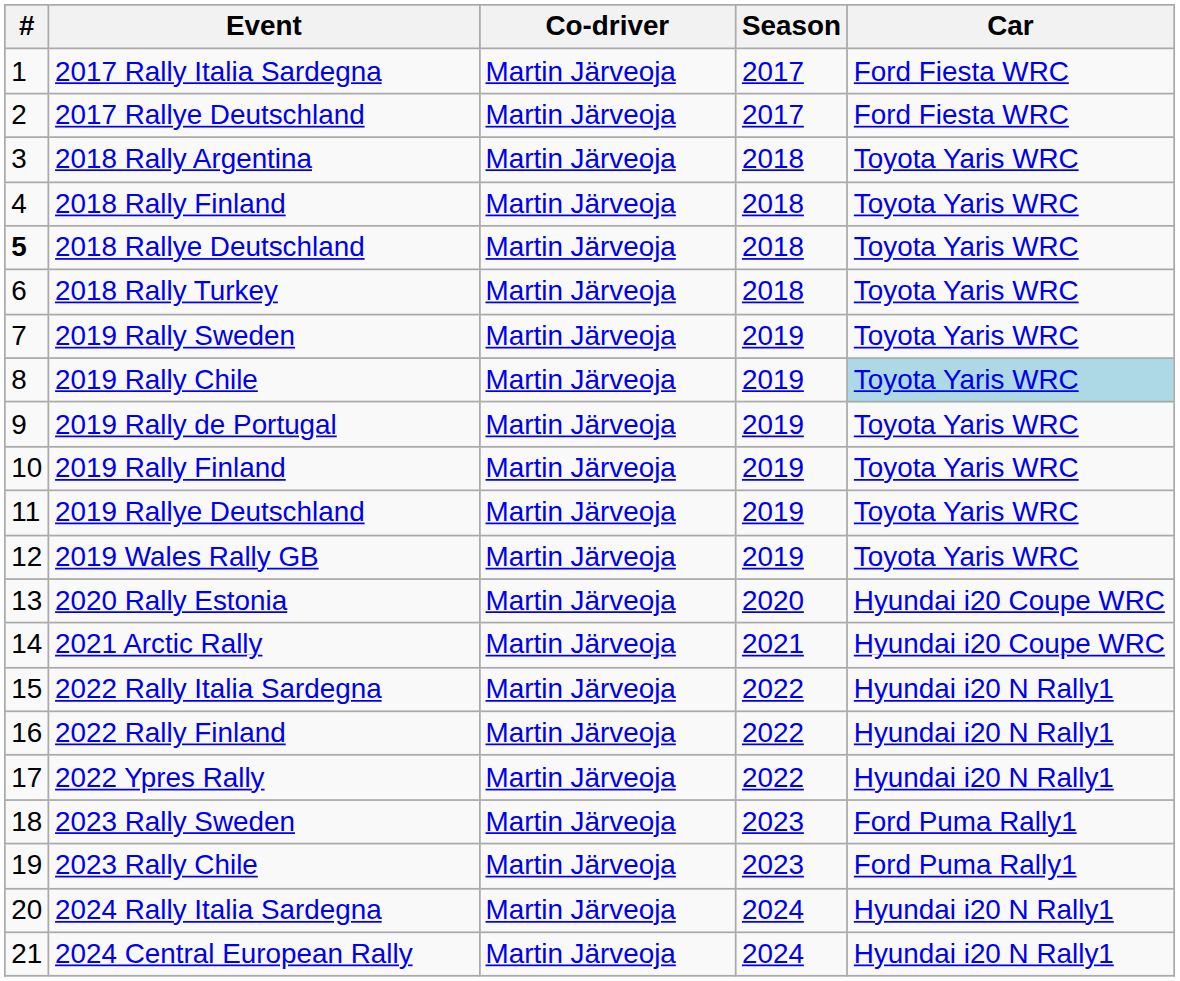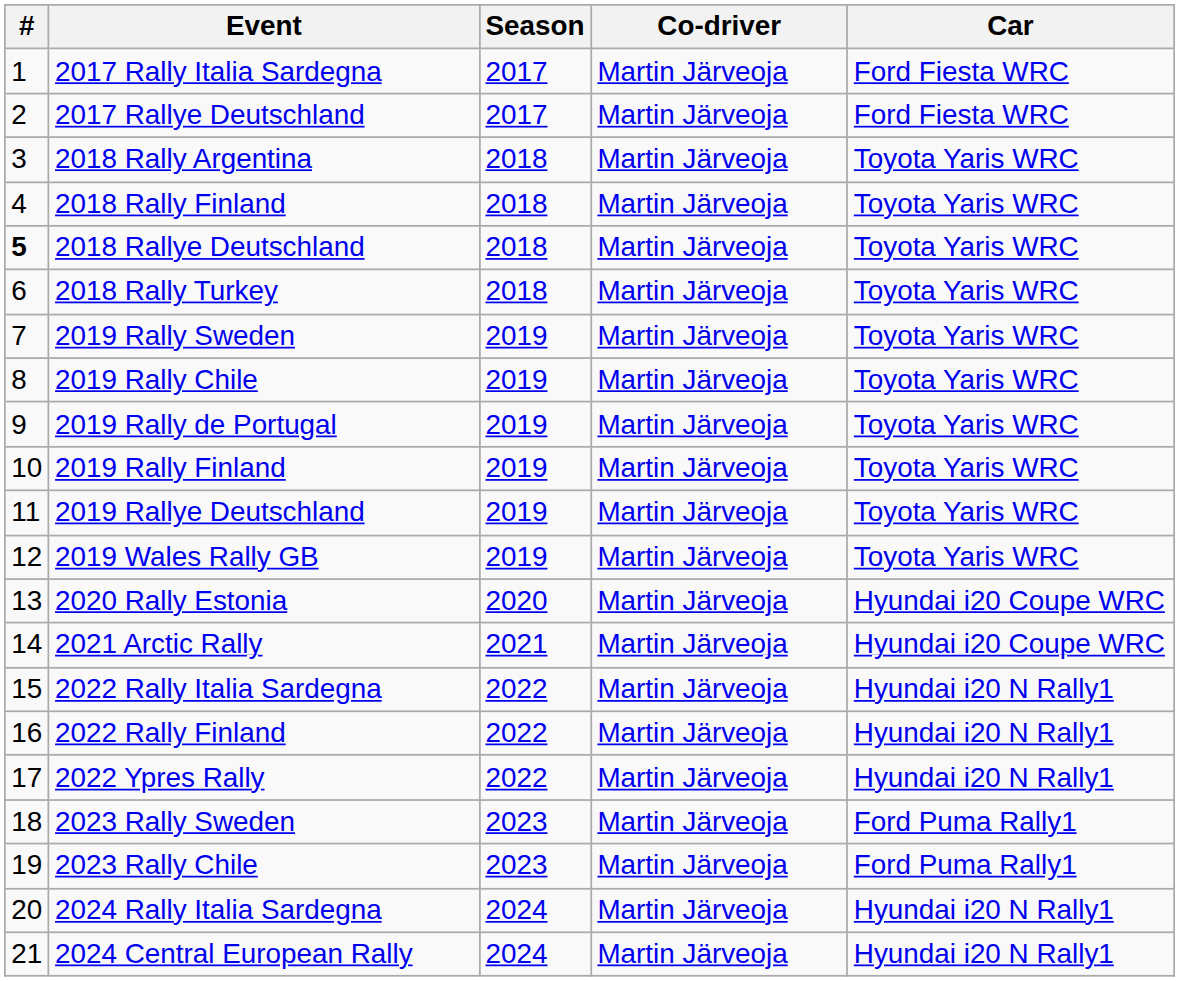columns swapped: (791, 26) <-> (607, 26)
(966, 379) lightblue background -> (966, 379) no background
